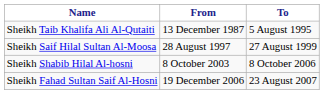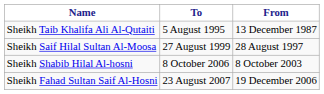columns swapped: (203, 13) <-> (283, 13)
